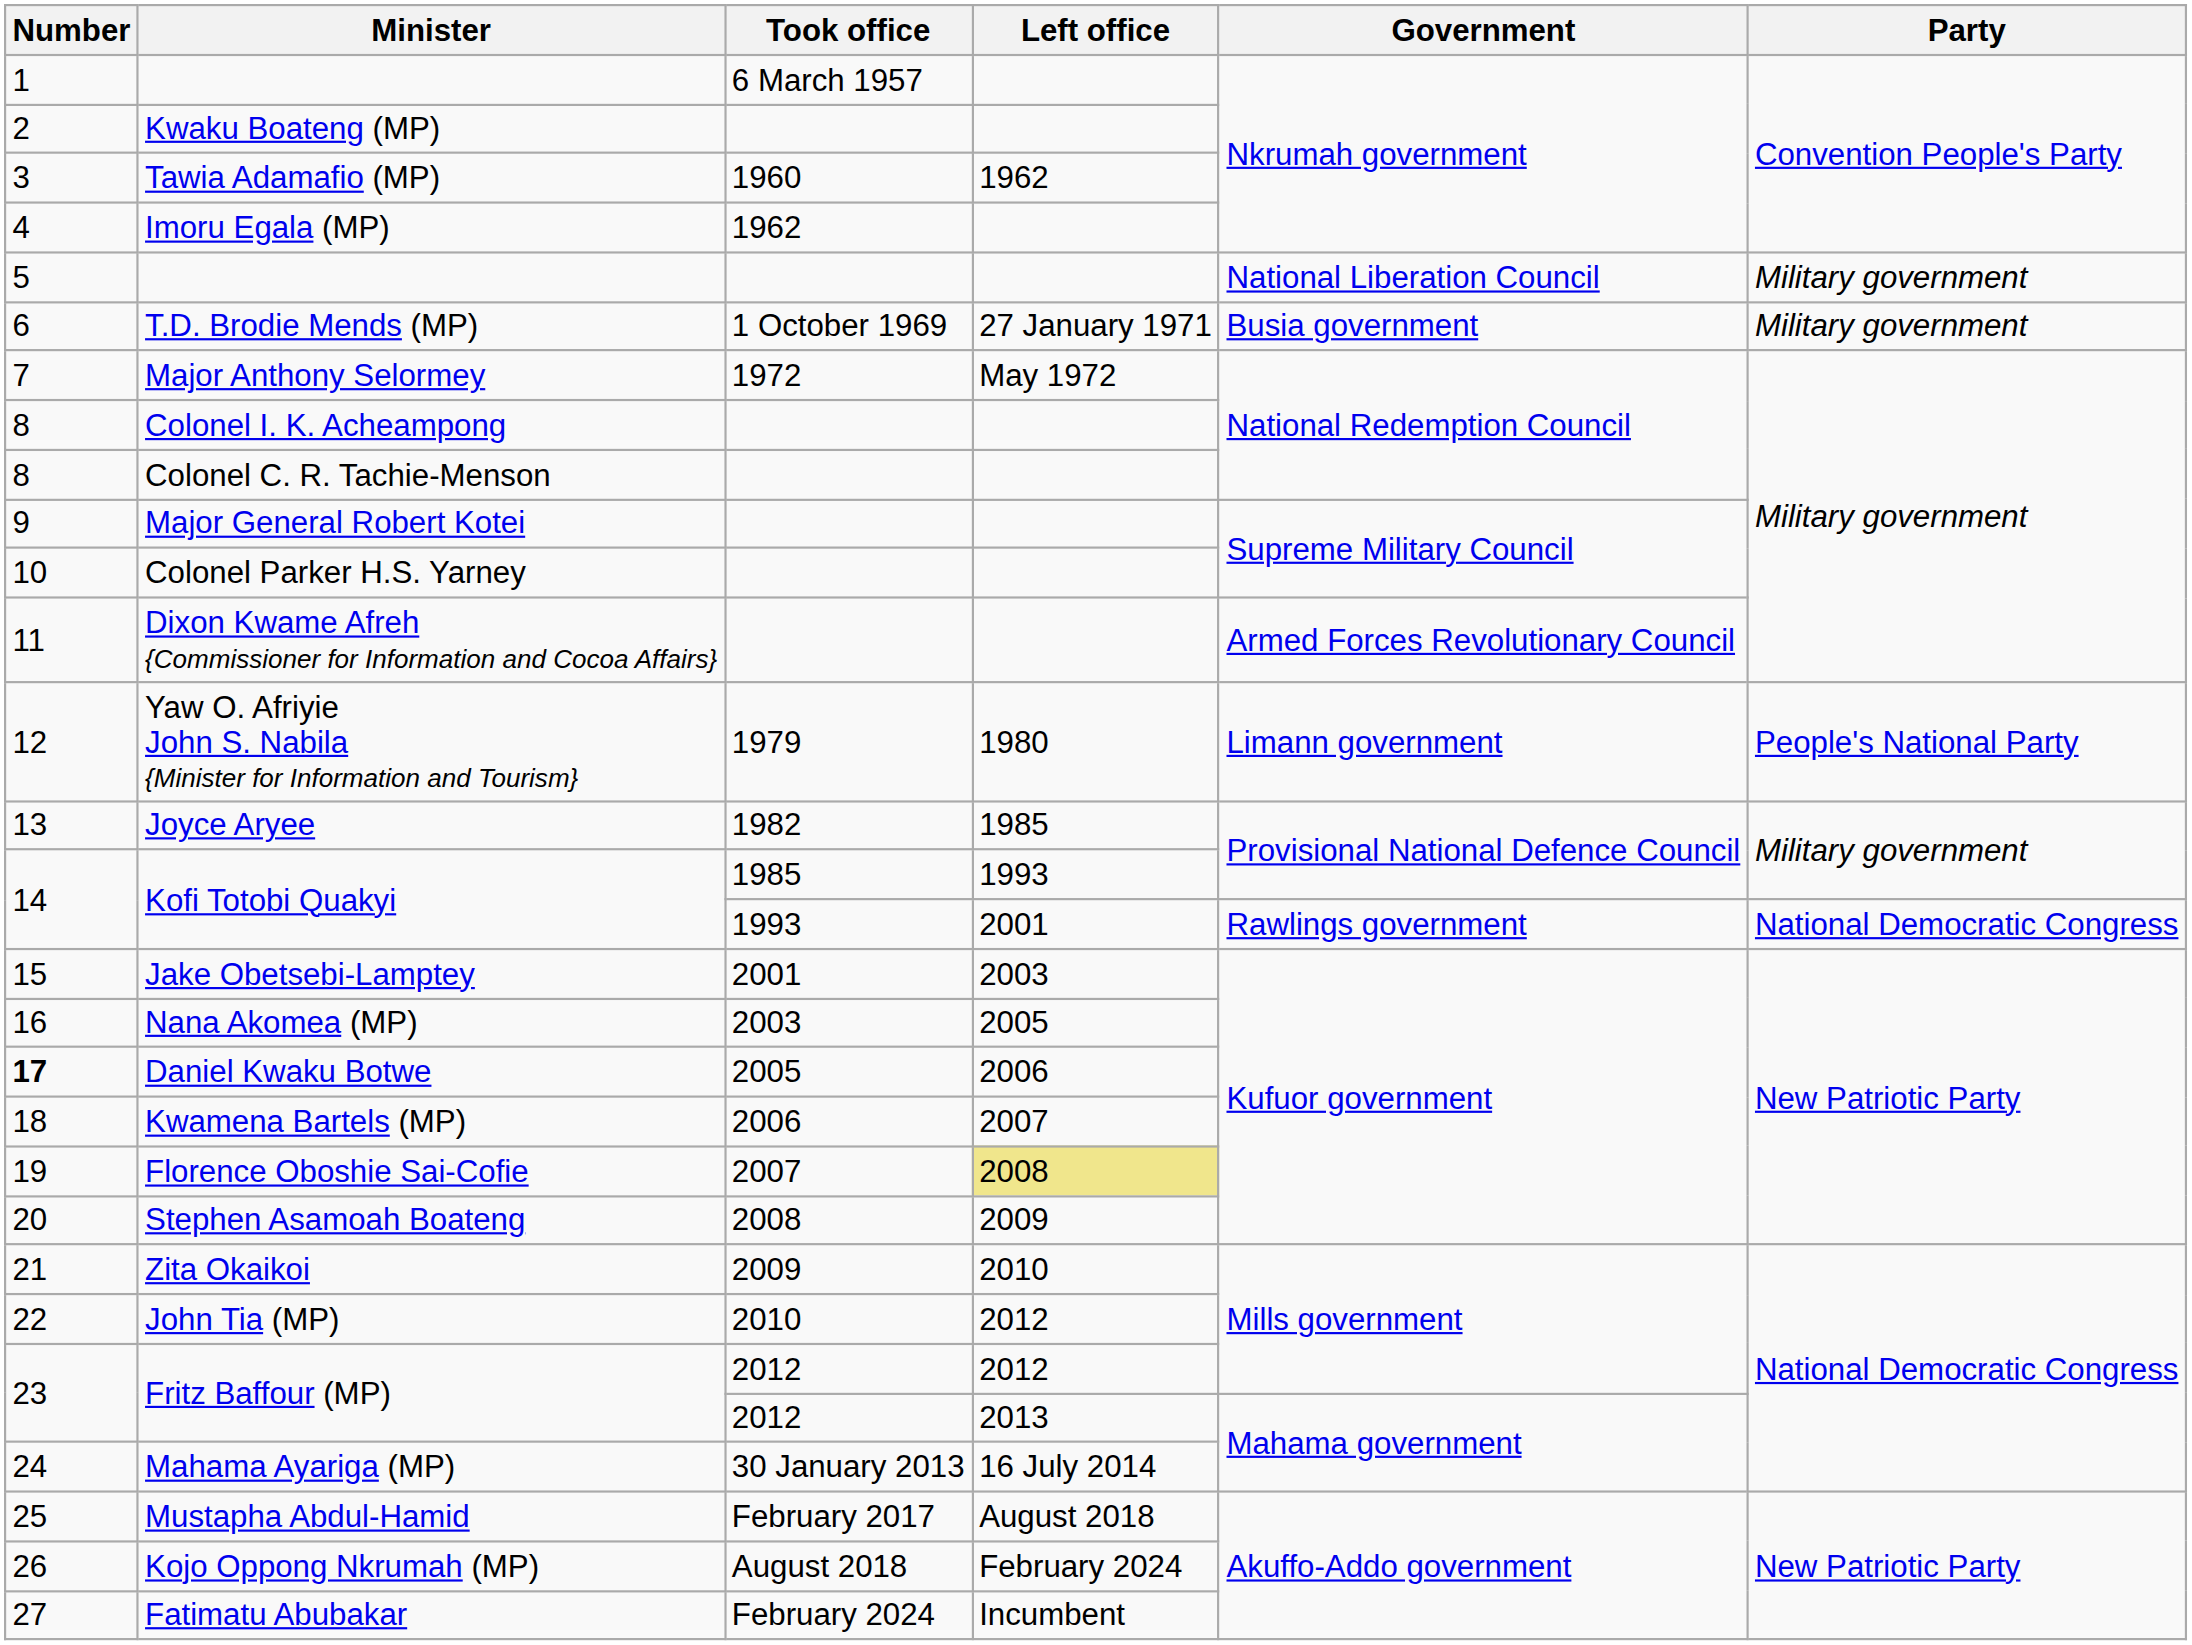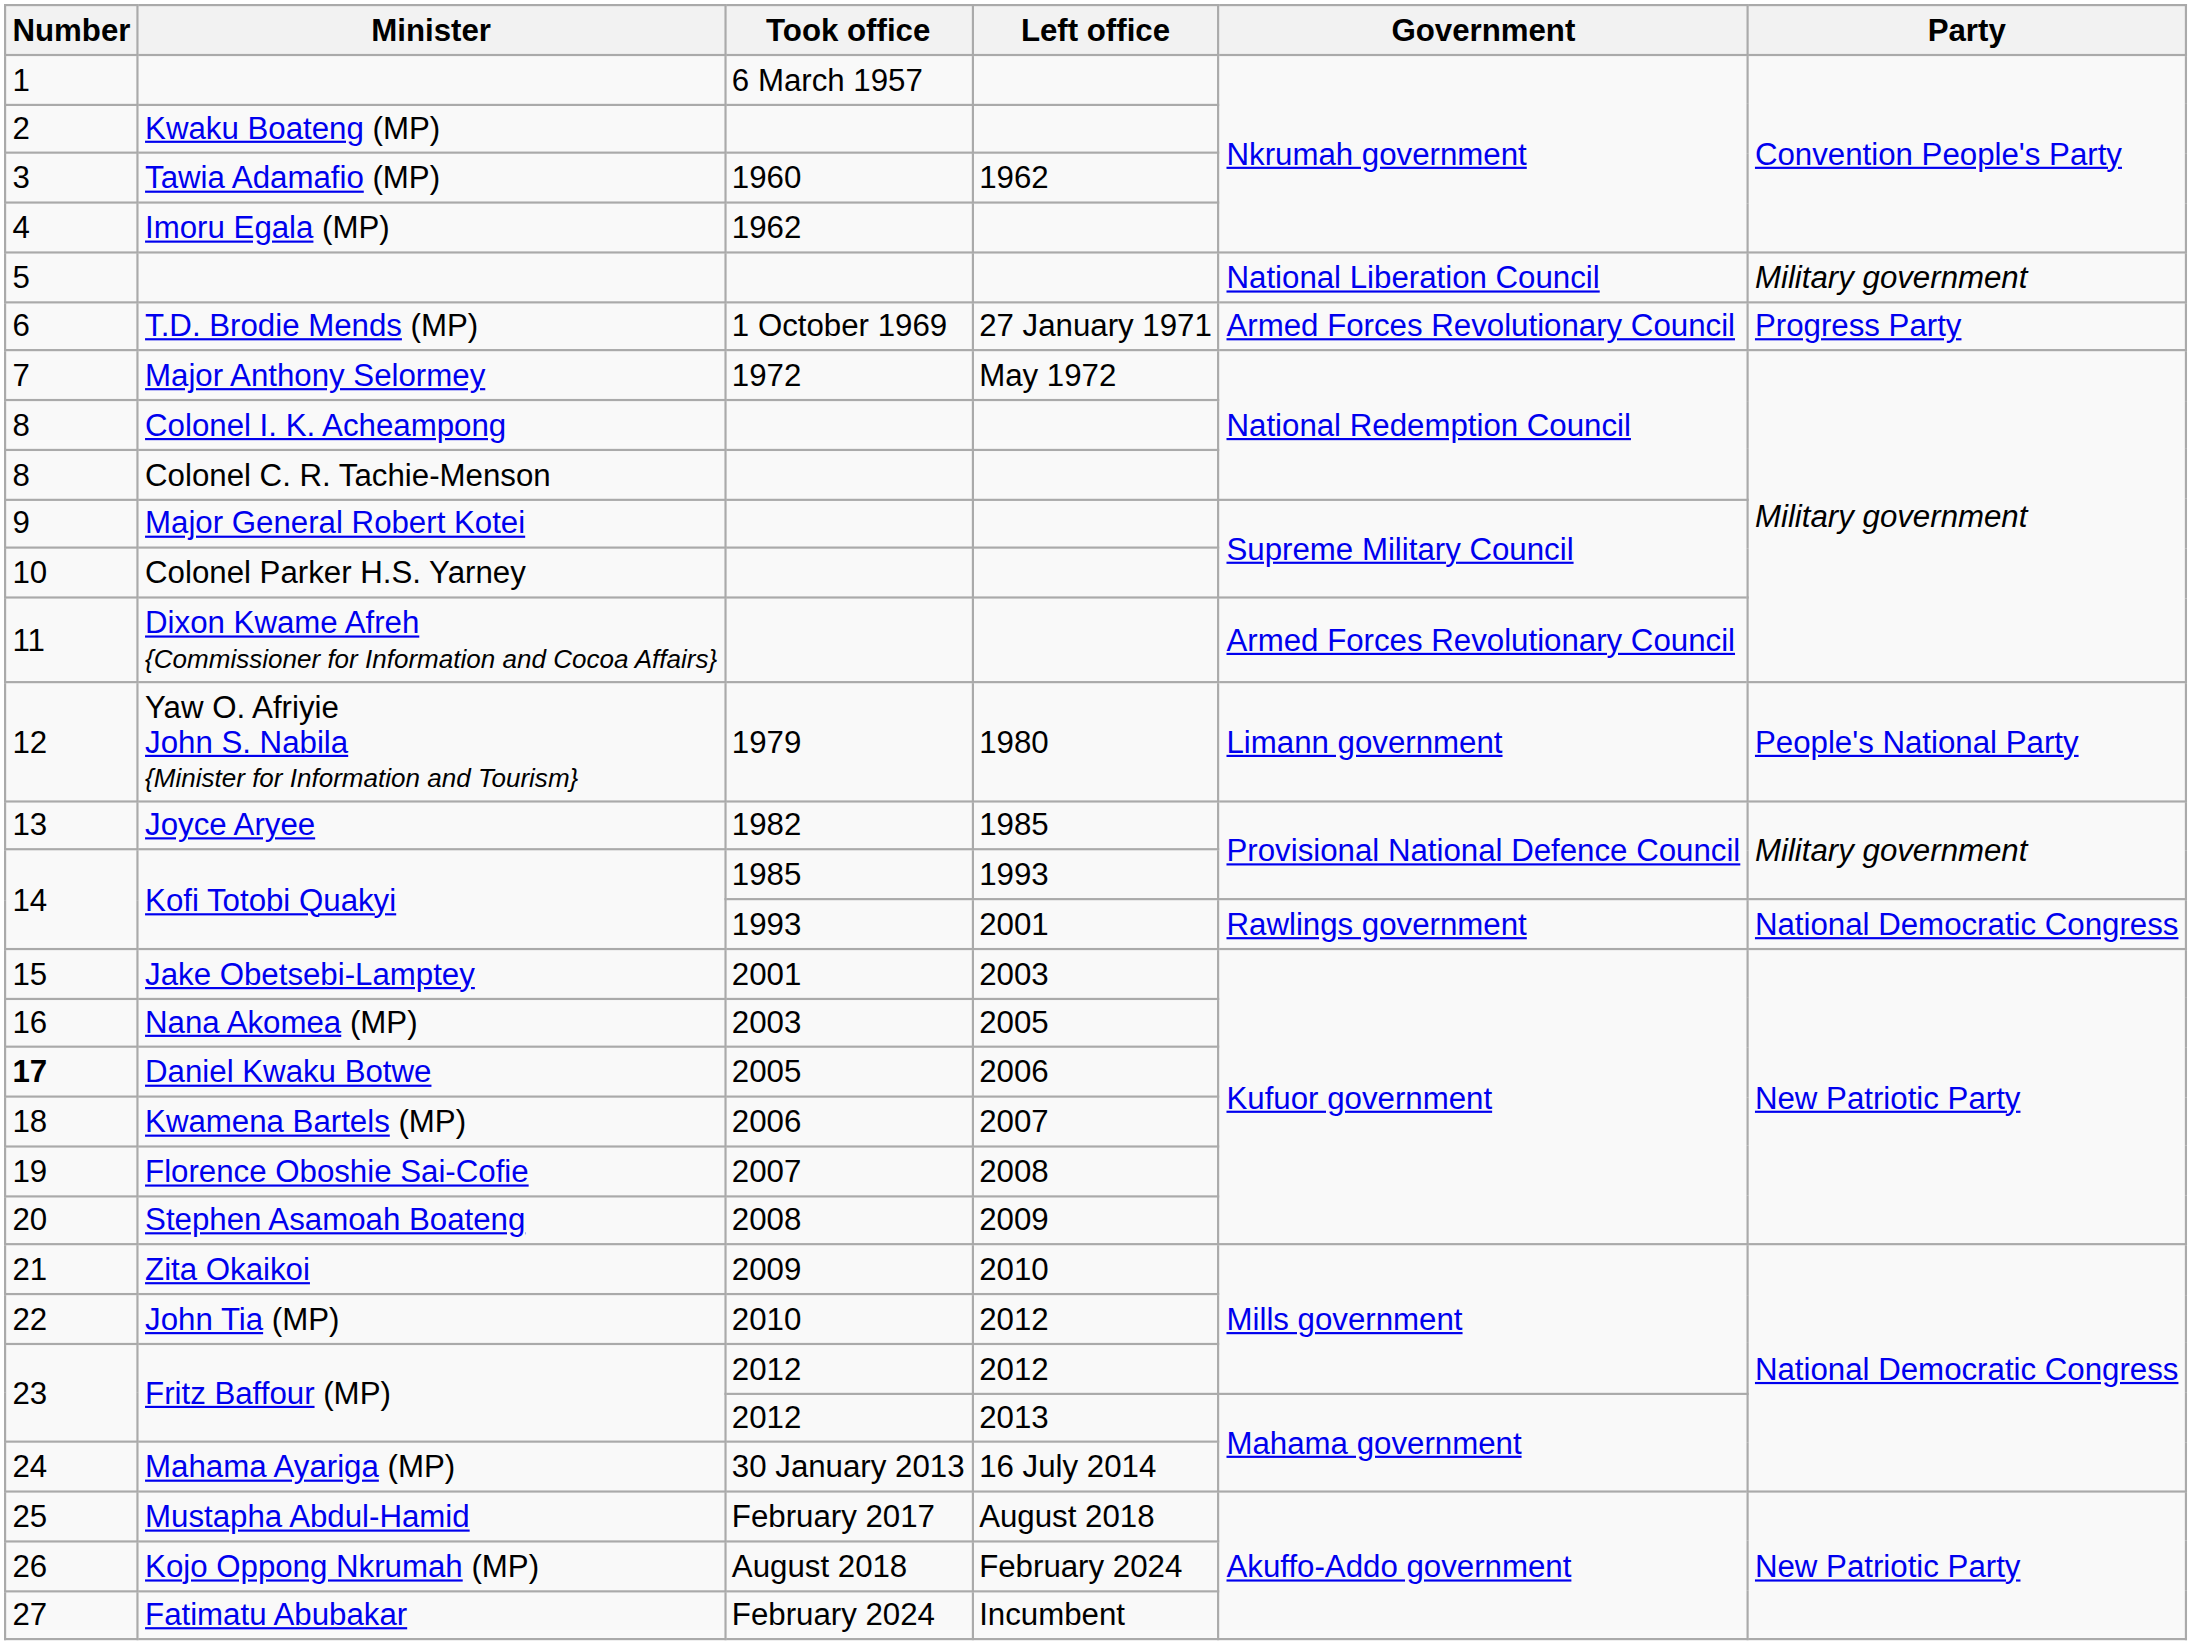(1352, 326) Busia government -> (1481, 326) Armed Forces Revolutionary Council
(1891, 326) Military government -> (1858, 326) Progress Party
(1014, 1171) khaki background -> (1014, 1171) no background
